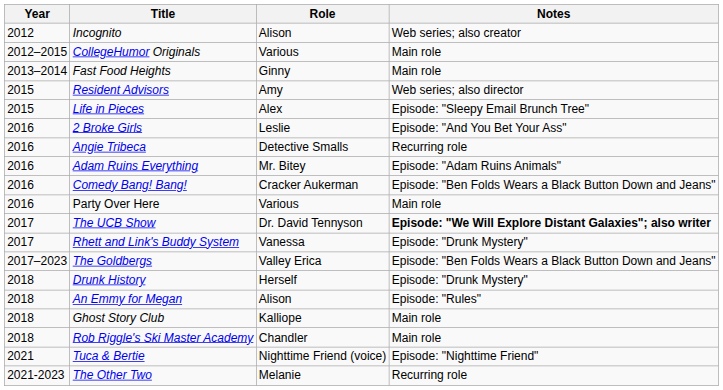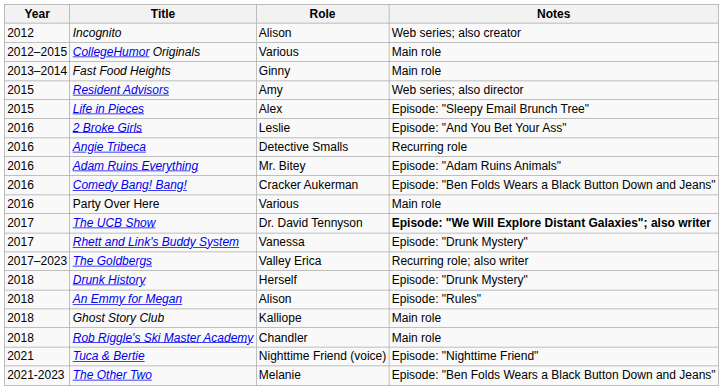(554, 261) Episode: "Ben Folds Wears a Black Button Down and Jeans" -> (460, 261) Recurring role; also writer
(429, 375) Recurring role -> (554, 375) Episode: "Ben Folds Wears a Black Button Down and Jeans"
